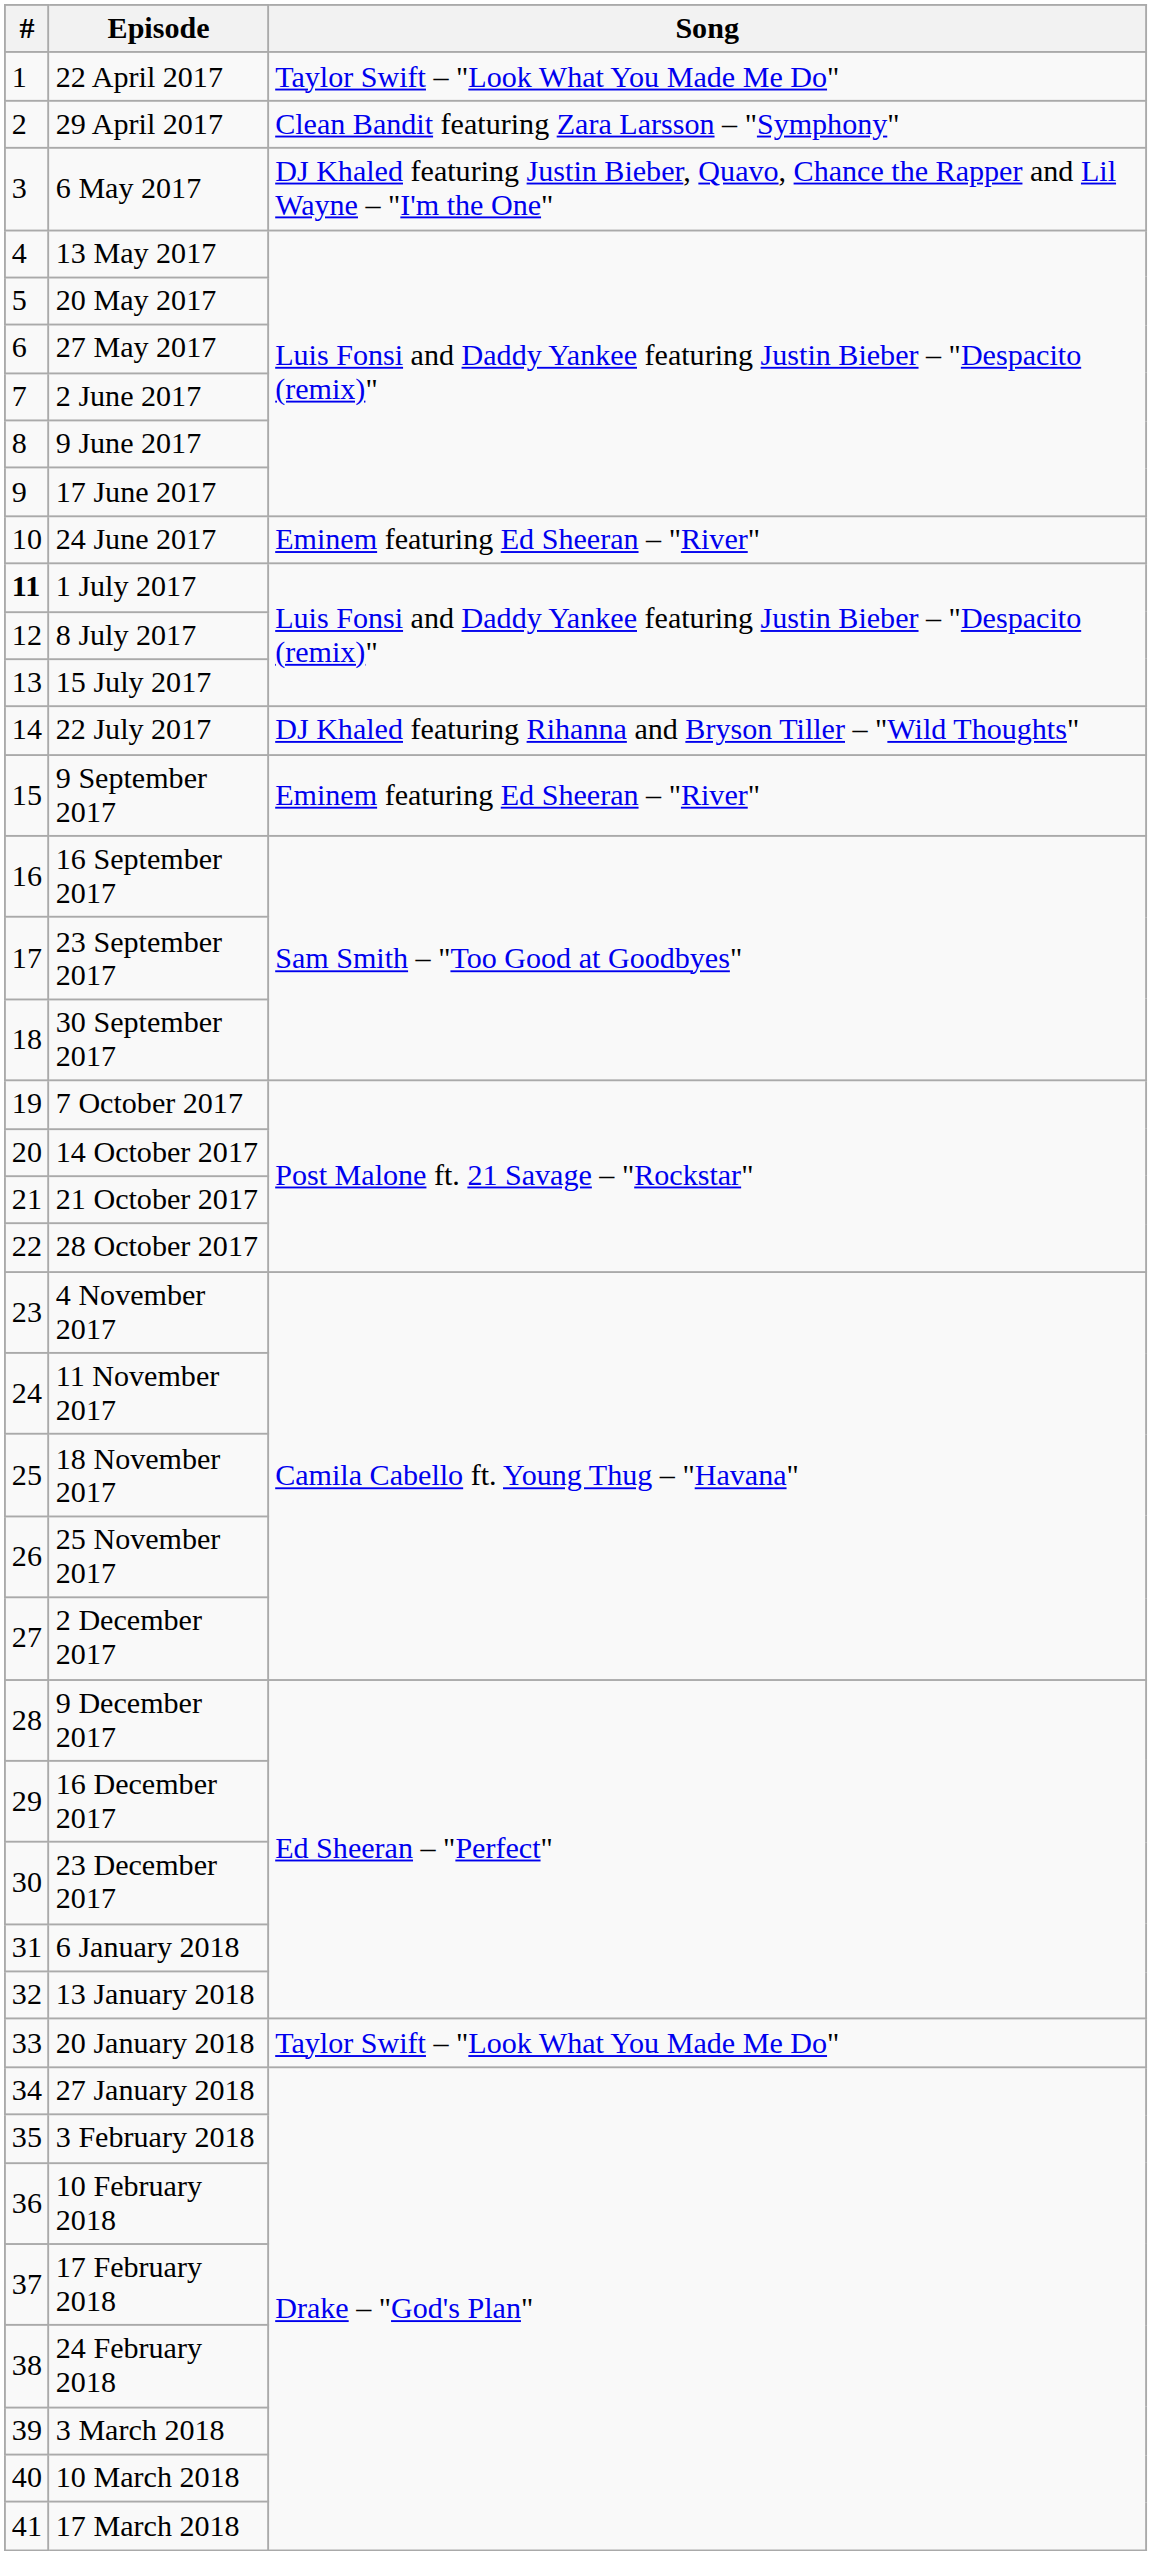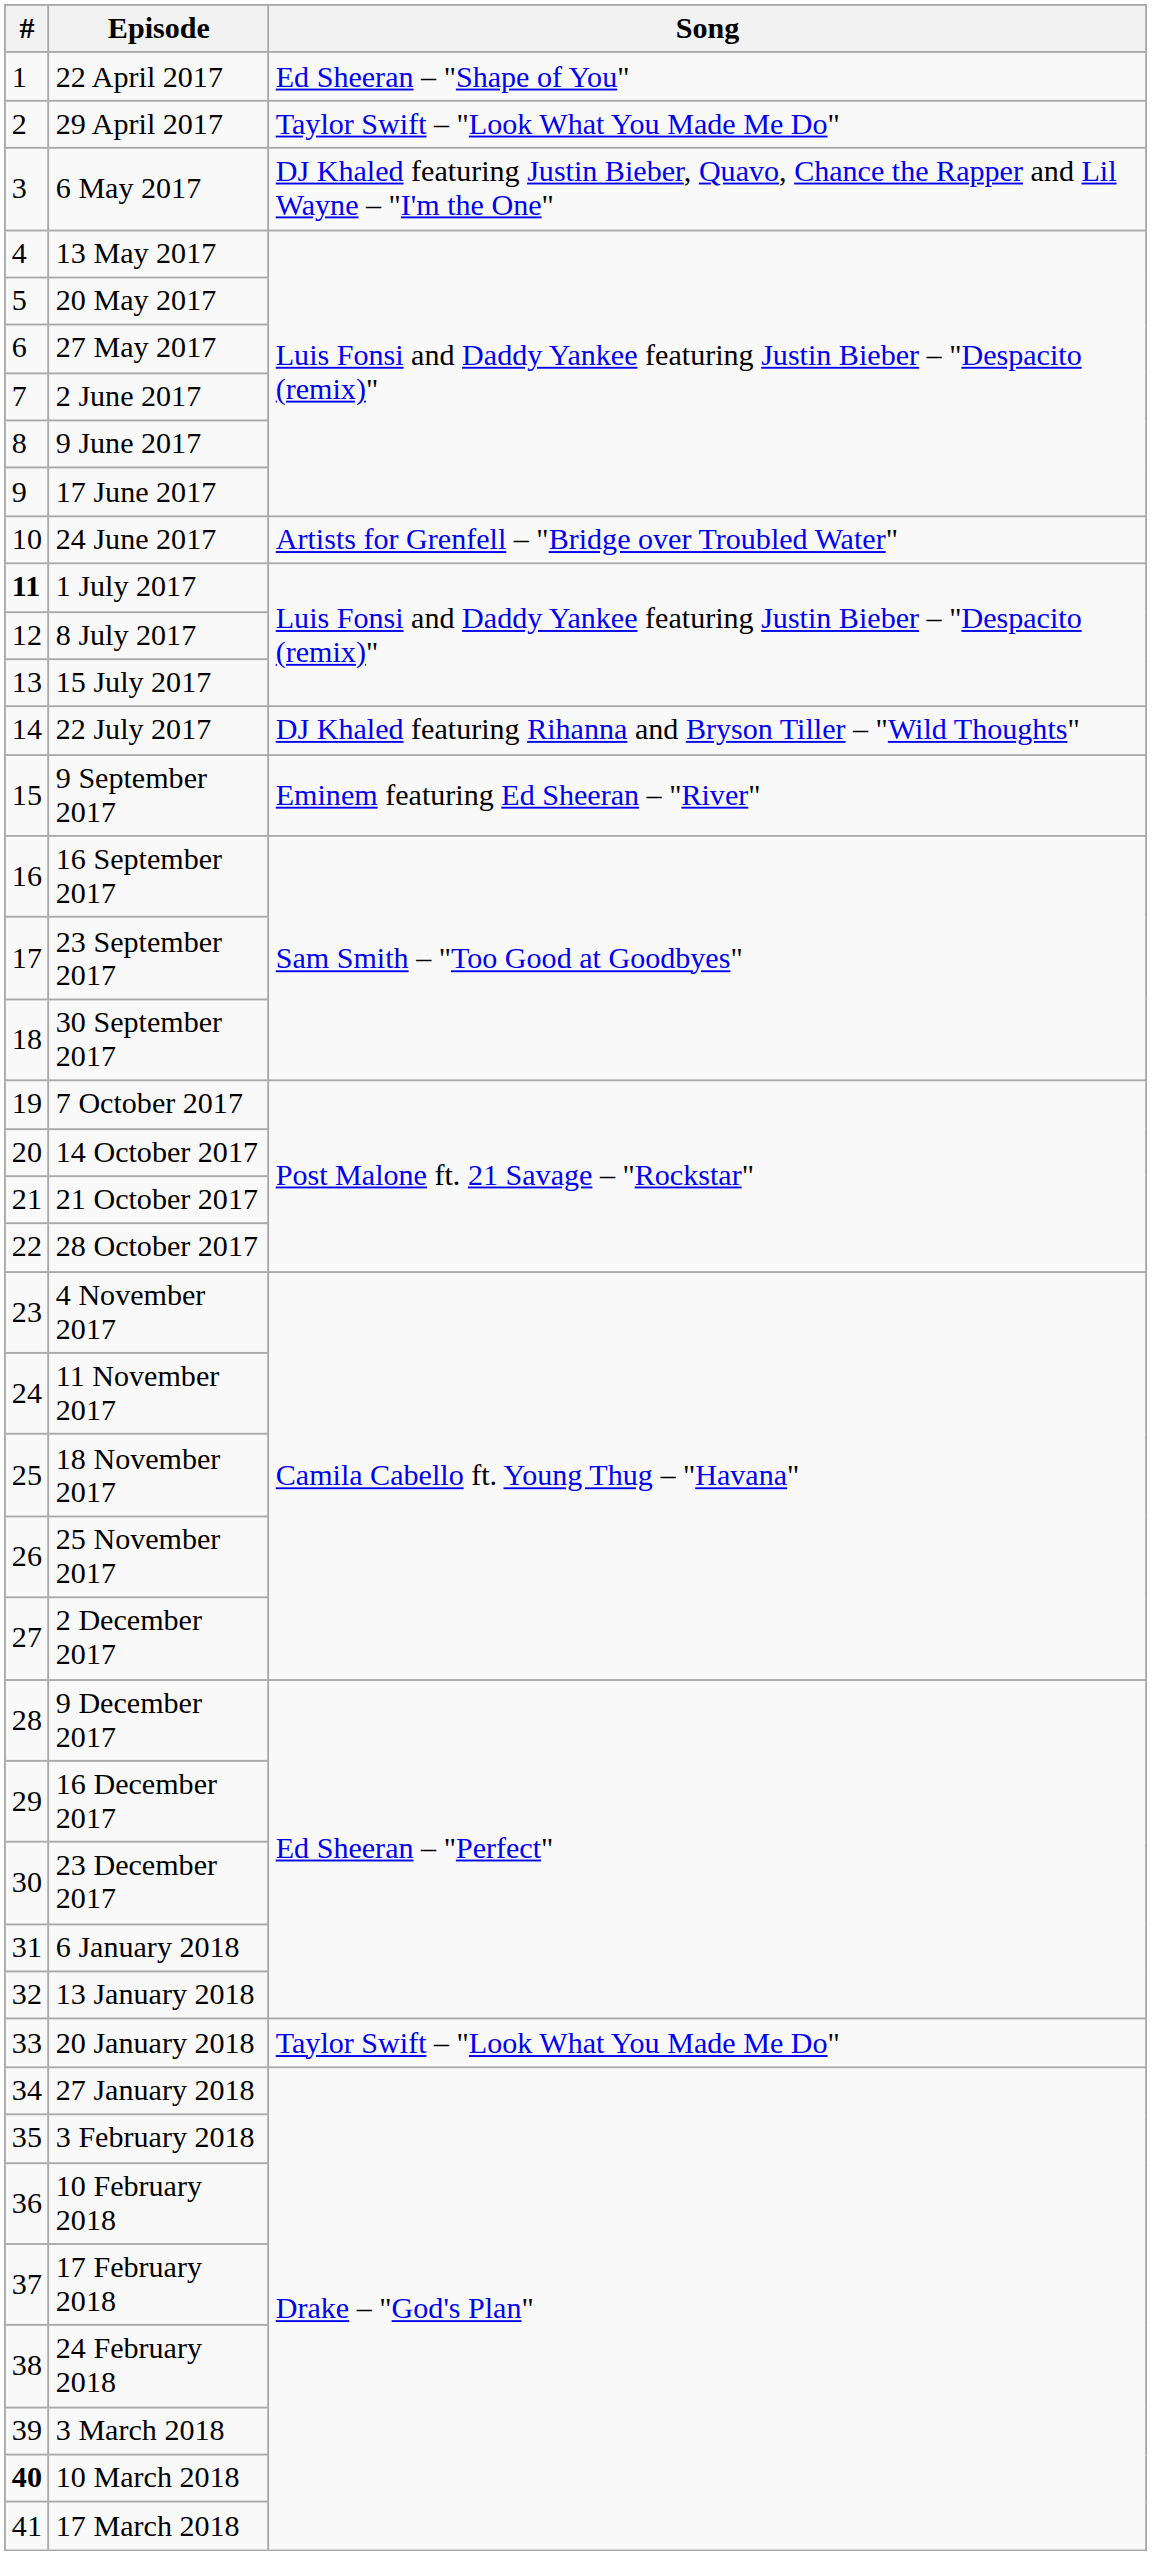(557, 76) Taylor Swift – "Look What You Made Me Do" -> (453, 76) Ed Sheeran – "Shape of You"
(587, 123) Clean Bandit featuring Zara Larsson – "Symphony" -> (558, 123) Taylor Swift – "Look What You Made Me Do"
(518, 539) Eminem featuring Ed Sheeran – "River" -> (587, 539) Artists for Grenfell – "Bridge over Troubled Water"
(27, 2477) normal -> (27, 2477) bold
